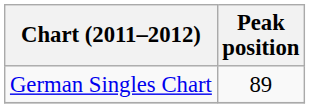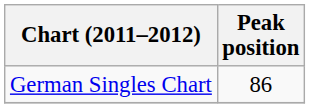(261, 84) 89 -> (261, 84) 86
